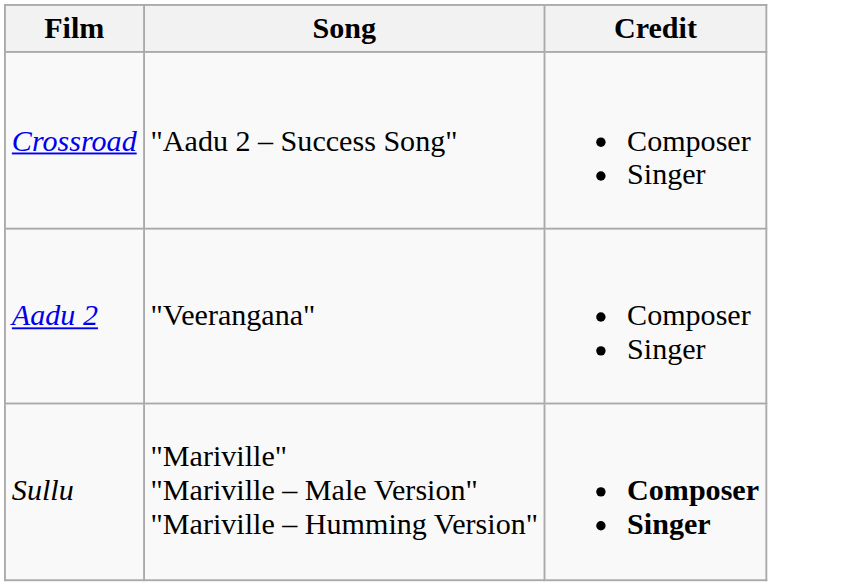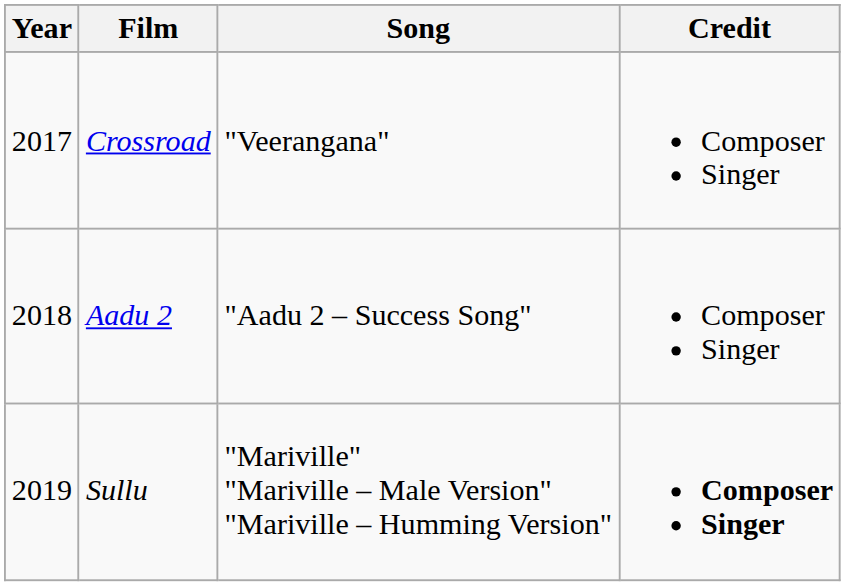+ column: (42, 28)
(304, 139) "Aadu 2 – Success Song" -> (307, 139) "Veerangana"
(233, 315) "Veerangana" -> (378, 315) "Aadu 2 – Success Song"
